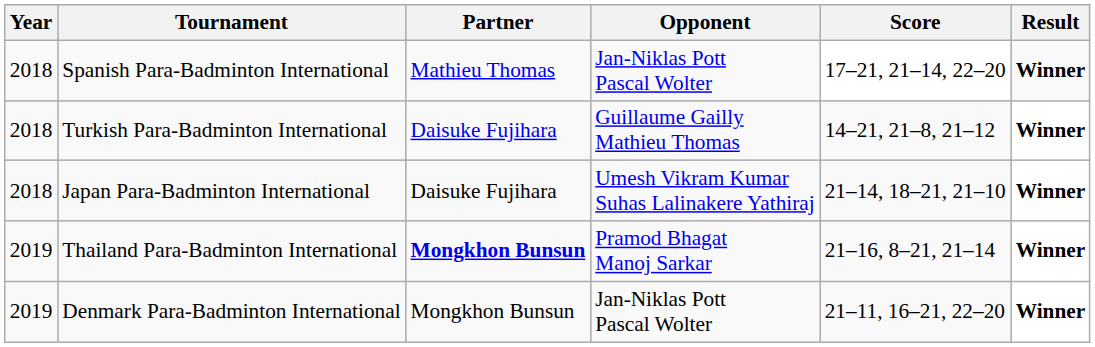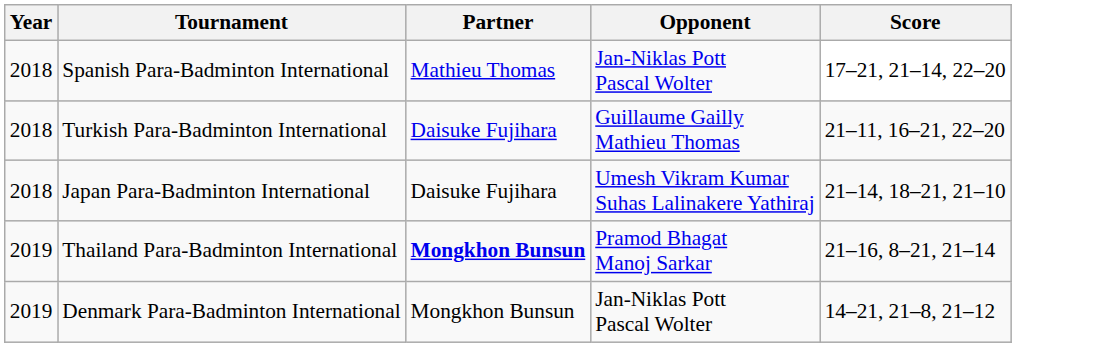- column: (1050, 22)
(910, 130) 14–21, 21–8, 21–12 -> (915, 130) 21–11, 16–21, 22–20
(915, 311) 21–11, 16–21, 22–20 -> (910, 311) 14–21, 21–8, 21–12
